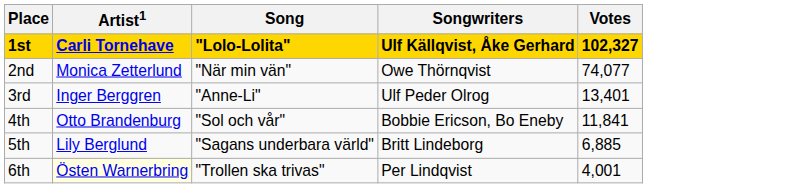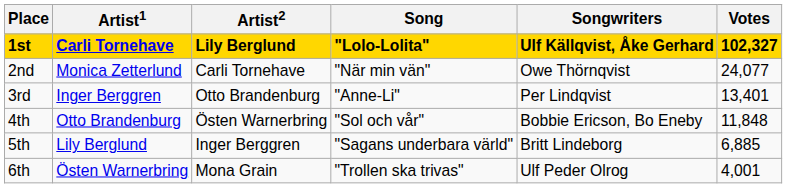+ column: (261, 19)
(606, 70) 74,077 -> (745, 70) 24,077
(435, 95) Ulf Peder Olrog -> (566, 95) Per Lindqvist
(605, 120) 11,841 -> (744, 120) 11,848
(122, 170) lightyellow background -> (122, 170) no background
(426, 170) Per Lindqvist -> (574, 170) Ulf Peder Olrog
